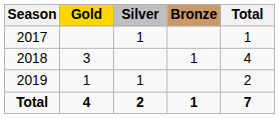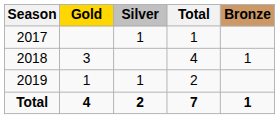columns swapped: (194, 15) <-> (247, 15)
